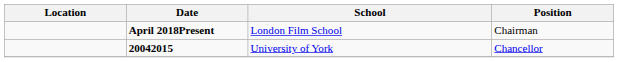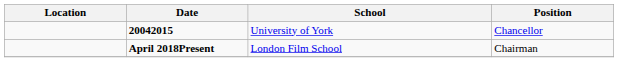rows swapped: (151, 48) <-> (171, 30)
